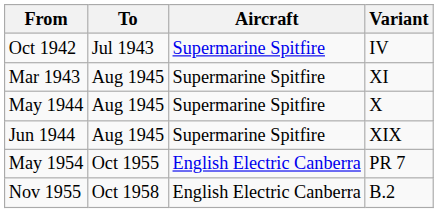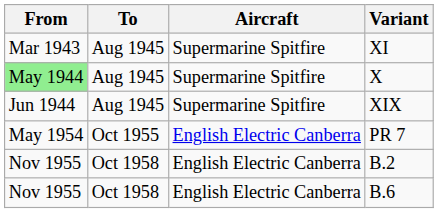- row: (379, 47)
(46, 105) no background -> (46, 76) lightgreen background
+ row: (382, 192)
